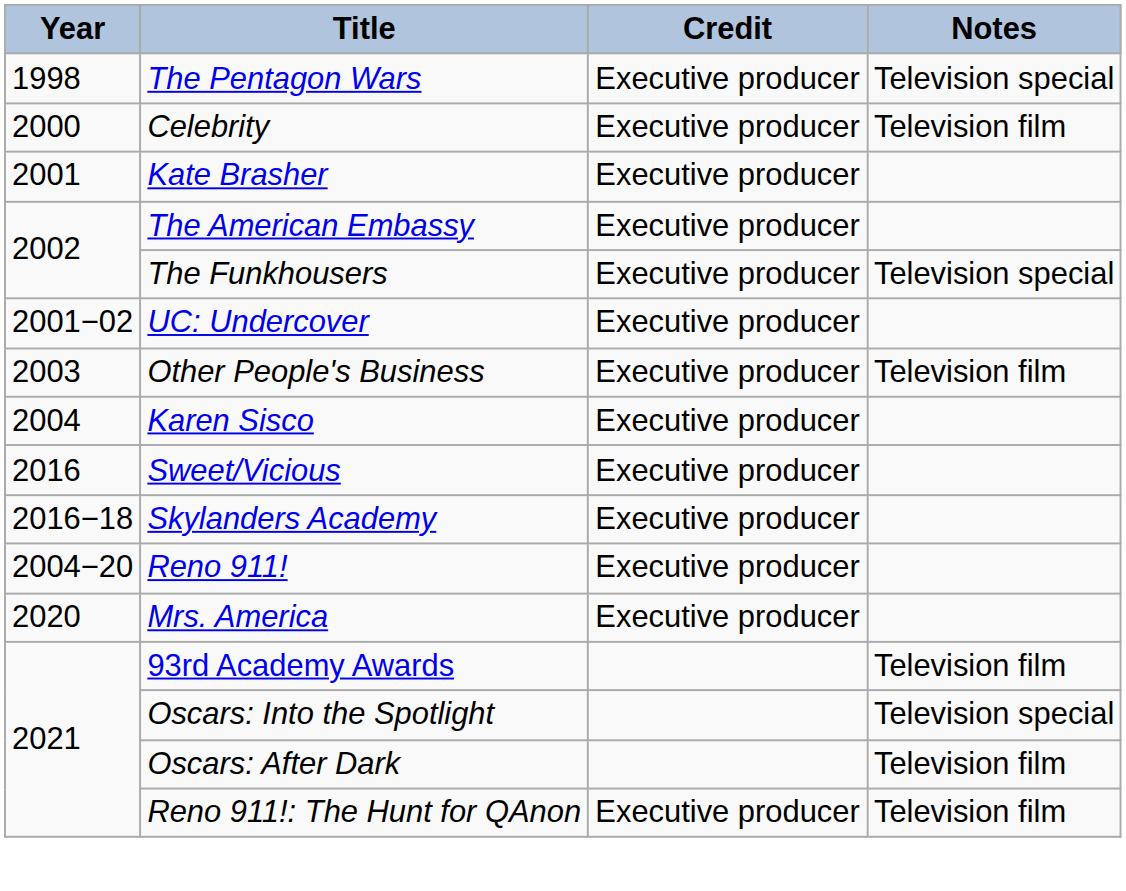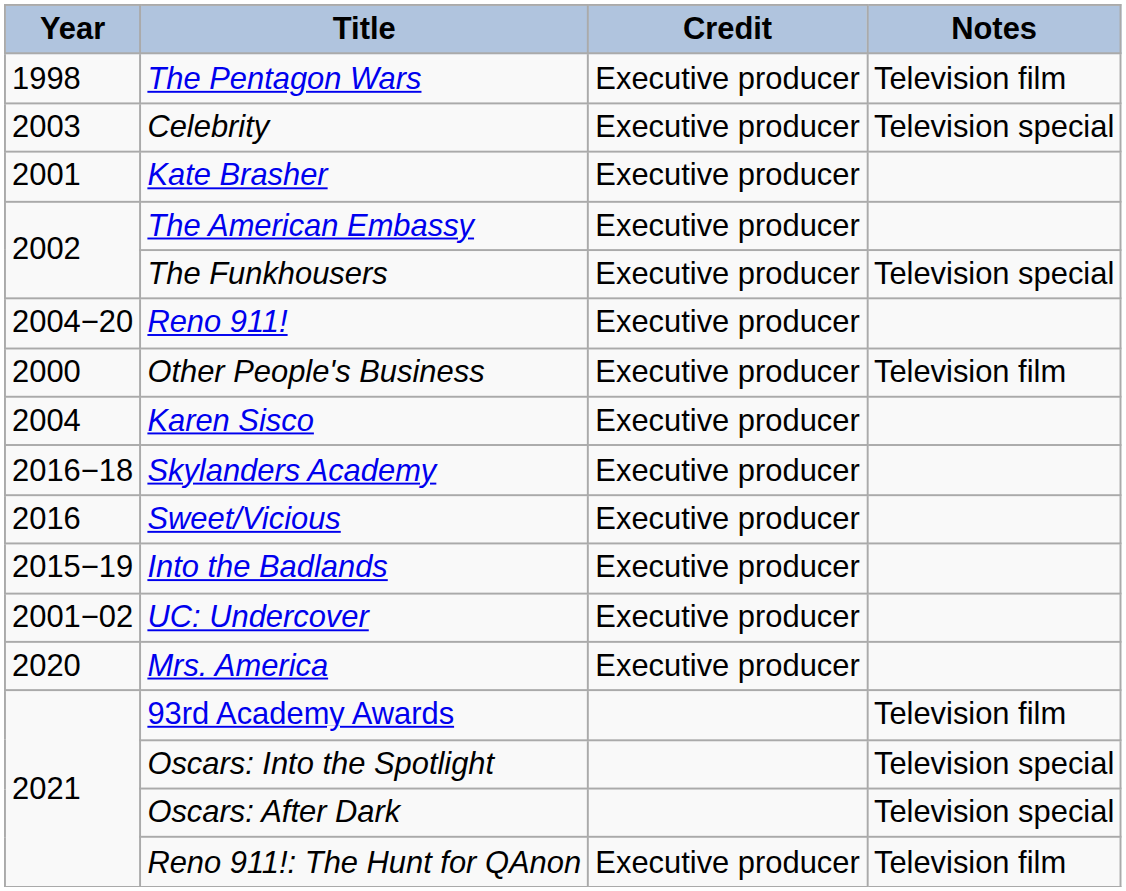(994, 77) Television special -> (970, 77) Television film
(46, 126) 2000 -> (46, 126) 2003
(970, 126) Television film -> (994, 126) Television special
rows swapped: (258, 322) <-> (218, 567)
(46, 371) 2003 -> (46, 371) 2000
rows swapped: (244, 469) <-> (292, 518)
+ row: (268, 567)
(970, 763) Television film -> (994, 812) Television special
